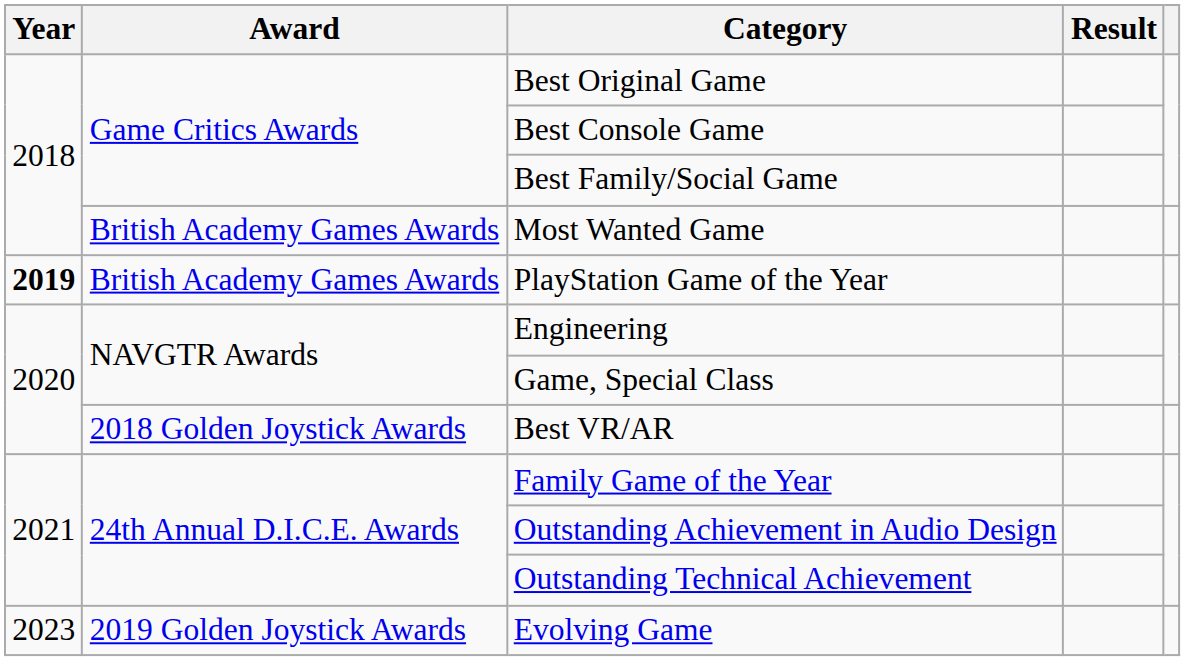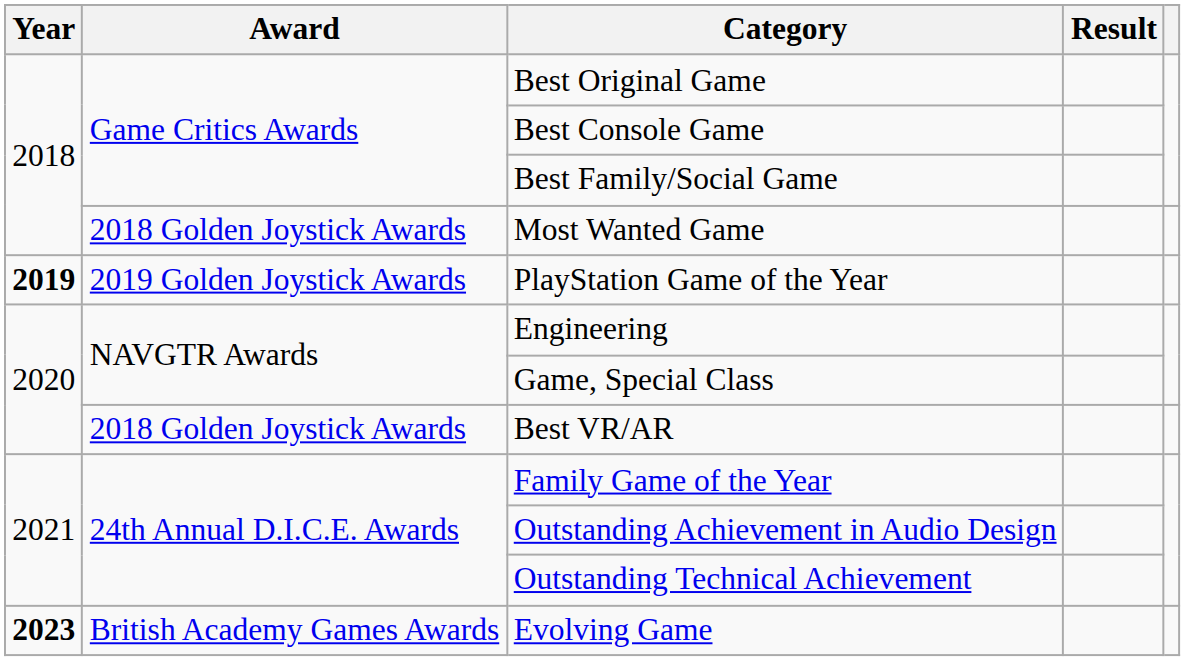(295, 229) British Academy Games Awards -> (278, 229) 2018 Golden Joystick Awards
(295, 279) British Academy Games Awards -> (278, 279) 2019 Golden Joystick Awards
(44, 629) normal -> (44, 629) bold
(278, 629) 2019 Golden Joystick Awards -> (295, 629) British Academy Games Awards
